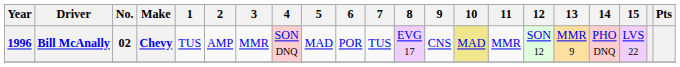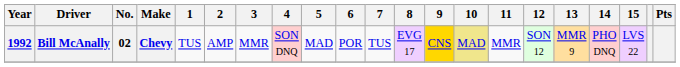(20, 43) 1996 -> (20, 43) 1992
(440, 43) no background -> (440, 43) gold background
